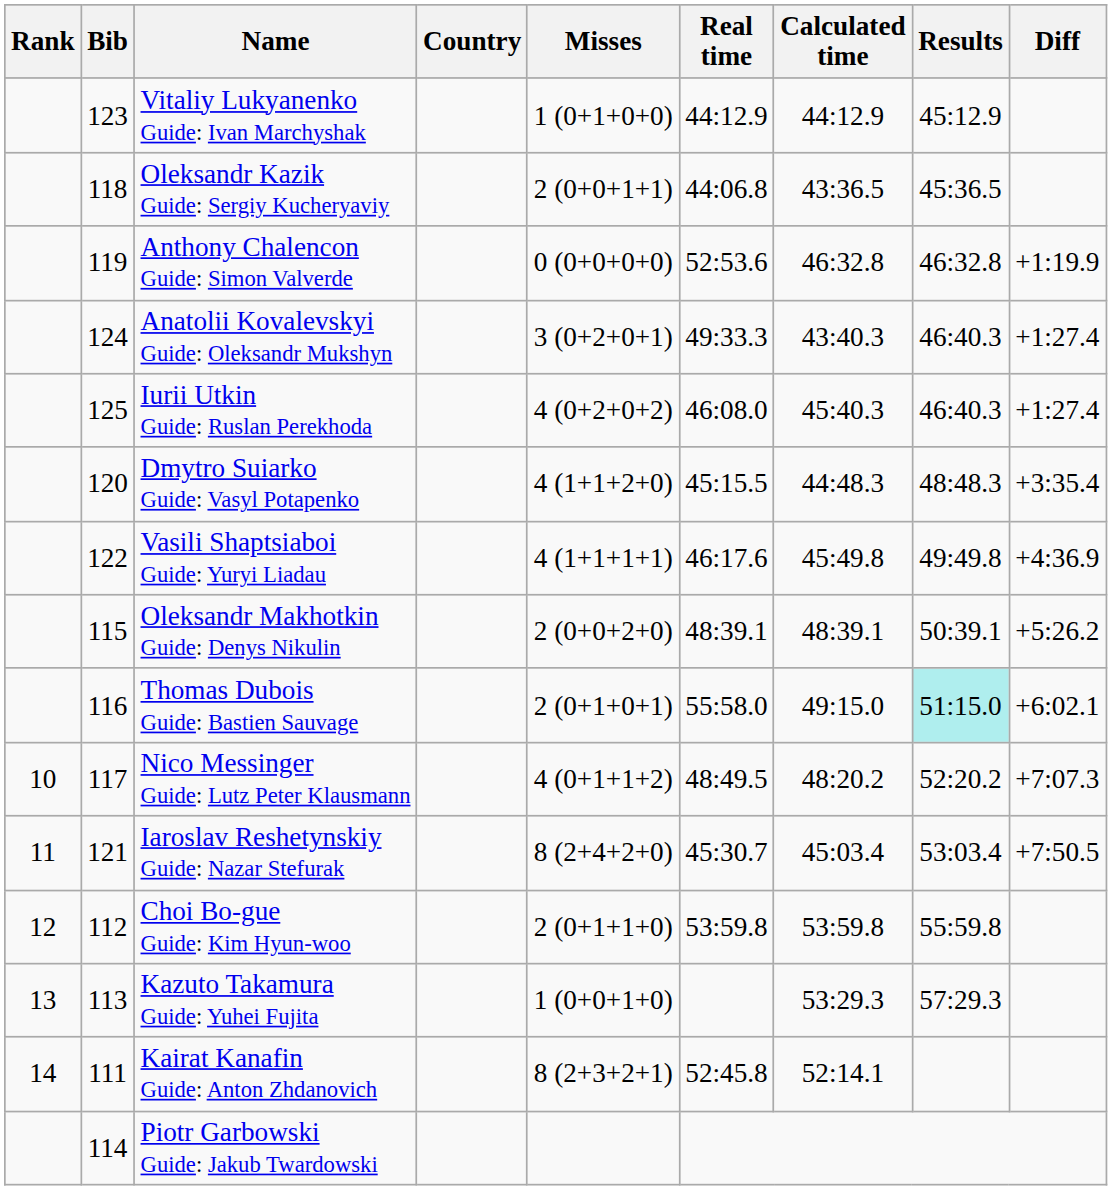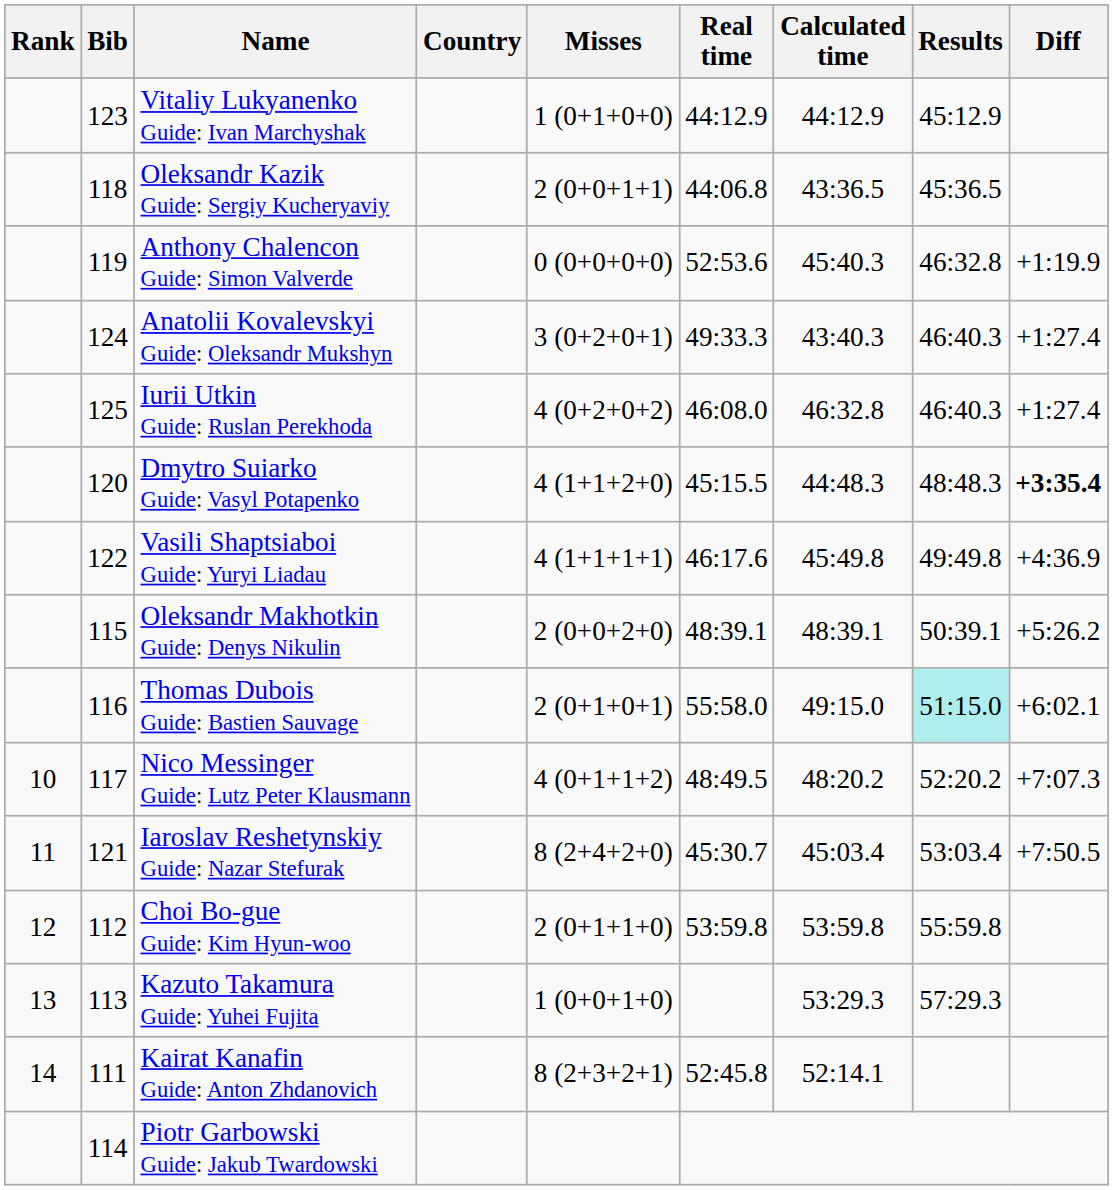(843, 262) 46:32.8 -> (843, 262) 45:40.3
(843, 410) 45:40.3 -> (843, 410) 46:32.8
(1057, 483) normal -> (1058, 483) bold
